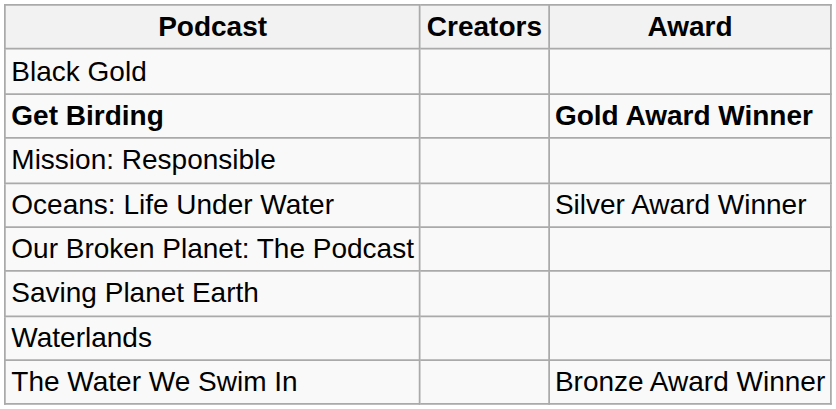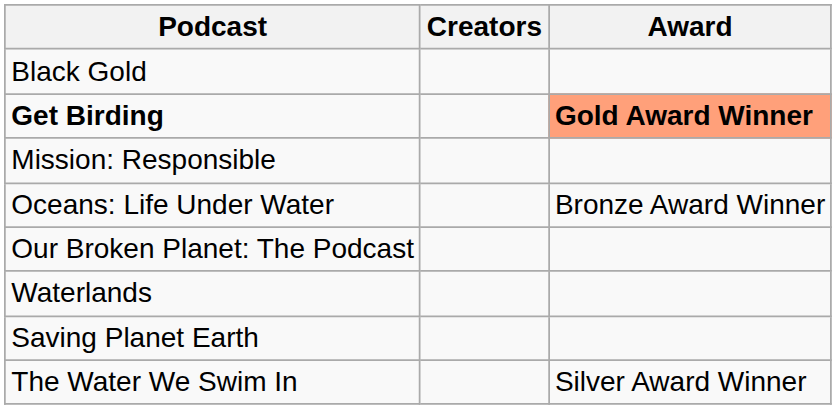(684, 115) no background -> (684, 115) lightsalmon background
(681, 204) Silver Award Winner -> (690, 204) Bronze Award Winner
rows swapped: (135, 293) <-> (82, 337)
(690, 381) Bronze Award Winner -> (681, 381) Silver Award Winner
